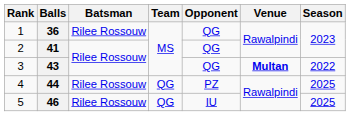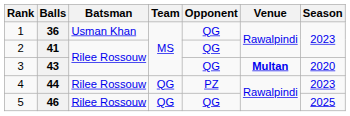(109, 31) Rilee Rossouw -> (104, 31) Usman Khan
(323, 66) 2022 -> (323, 66) 2020
(323, 84) 2025 -> (323, 84) 2023
(211, 102) IU -> (211, 102) QG
